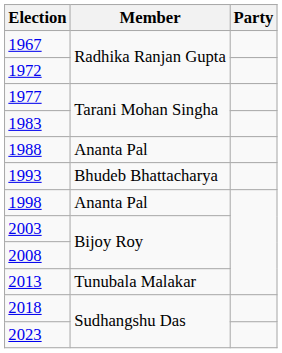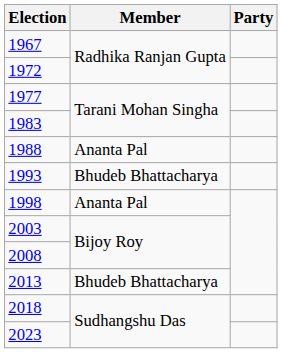(135, 281) Tunubala Malakar -> (146, 281) Bhudeb Bhattacharya
